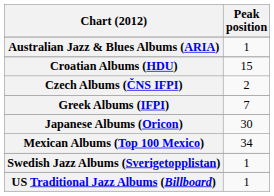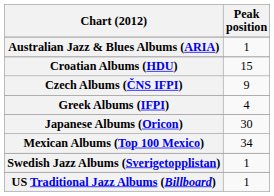(247, 85) 2 -> (247, 85) 9
(247, 104) 7 -> (247, 104) 4
